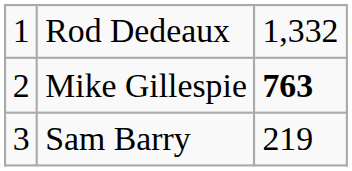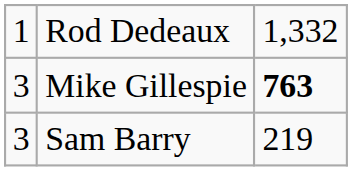(21, 84) 2 -> (21, 84) 3
